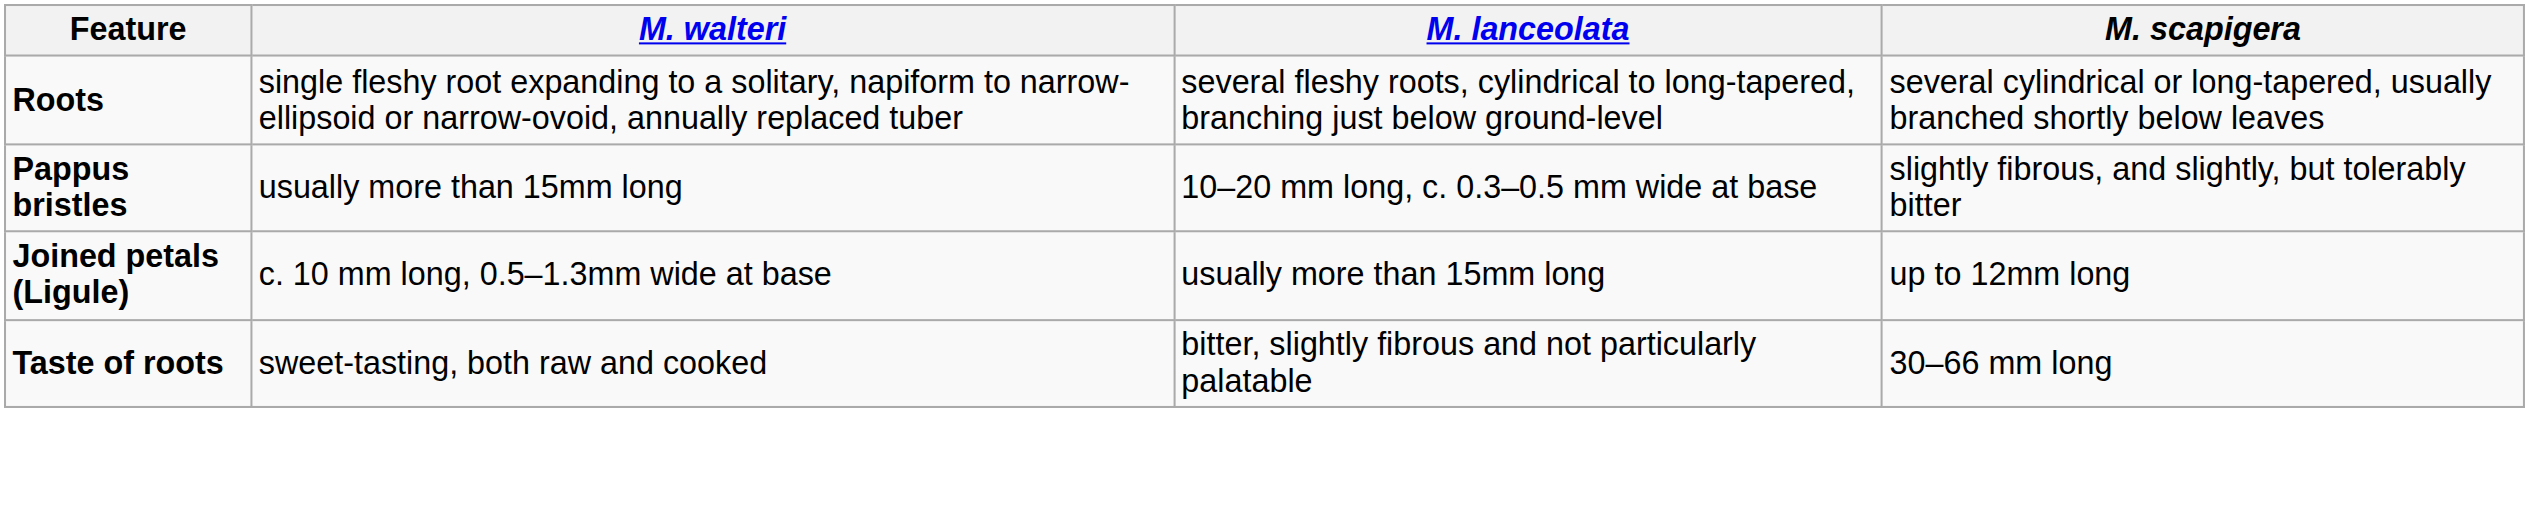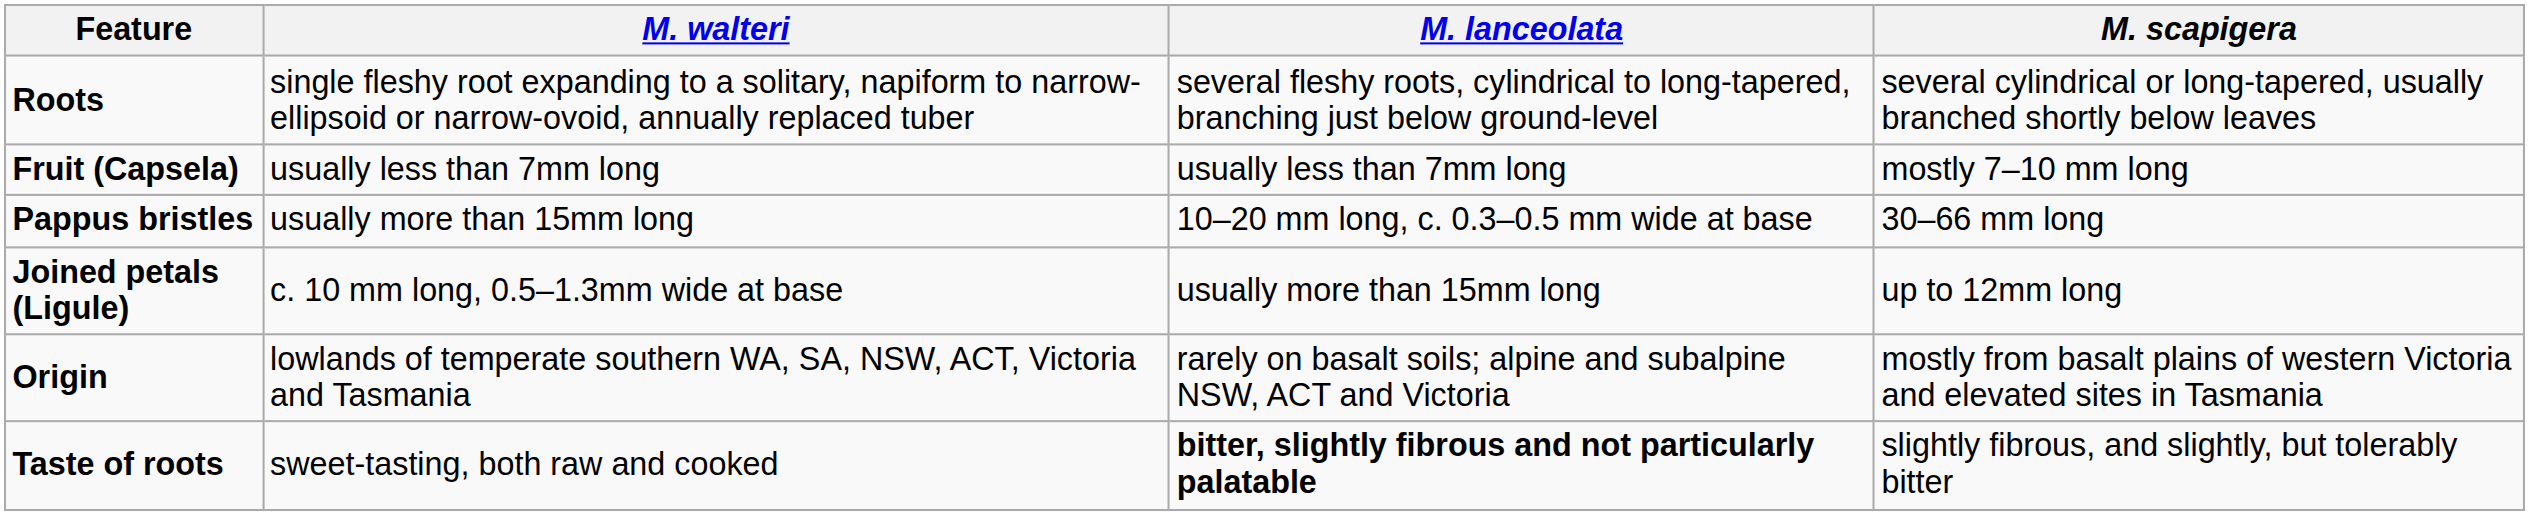+ row: (126, 169)
(2178, 187) slightly fibrous, and slightly, but tolerably bitter -> (1993, 220) 30–66 mm long
+ row: (60, 377)
(1469, 362) normal -> (1495, 464) bold
(2001, 362) 30–66 mm long -> (2170, 464) slightly fibrous, and slightly, but tolerably bitter
